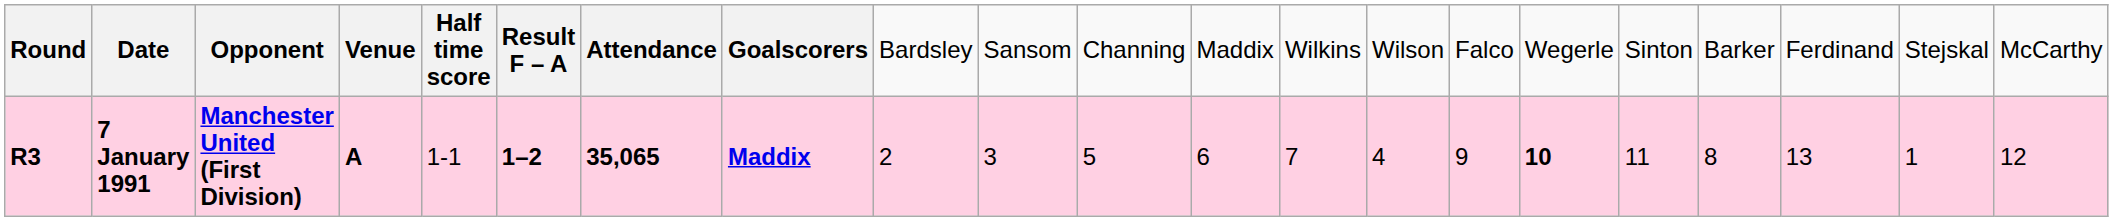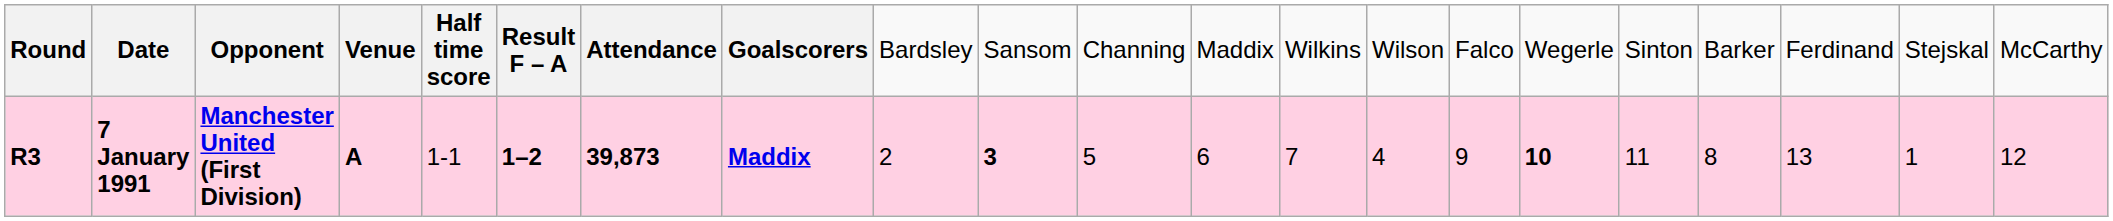(623, 156) 35,065 -> (623, 156) 39,873
(990, 156) normal -> (990, 156) bold
